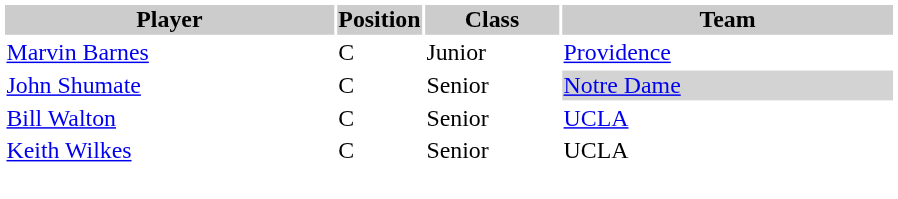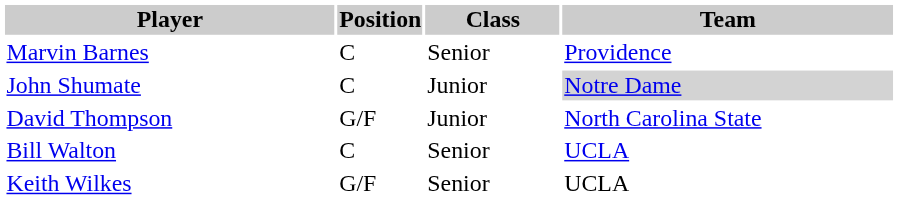(456, 52) Junior -> (458, 52) Senior
(458, 85) Senior -> (457, 85) Junior
+ row: (89, 117)
(346, 150) C -> (358, 183) G/F
